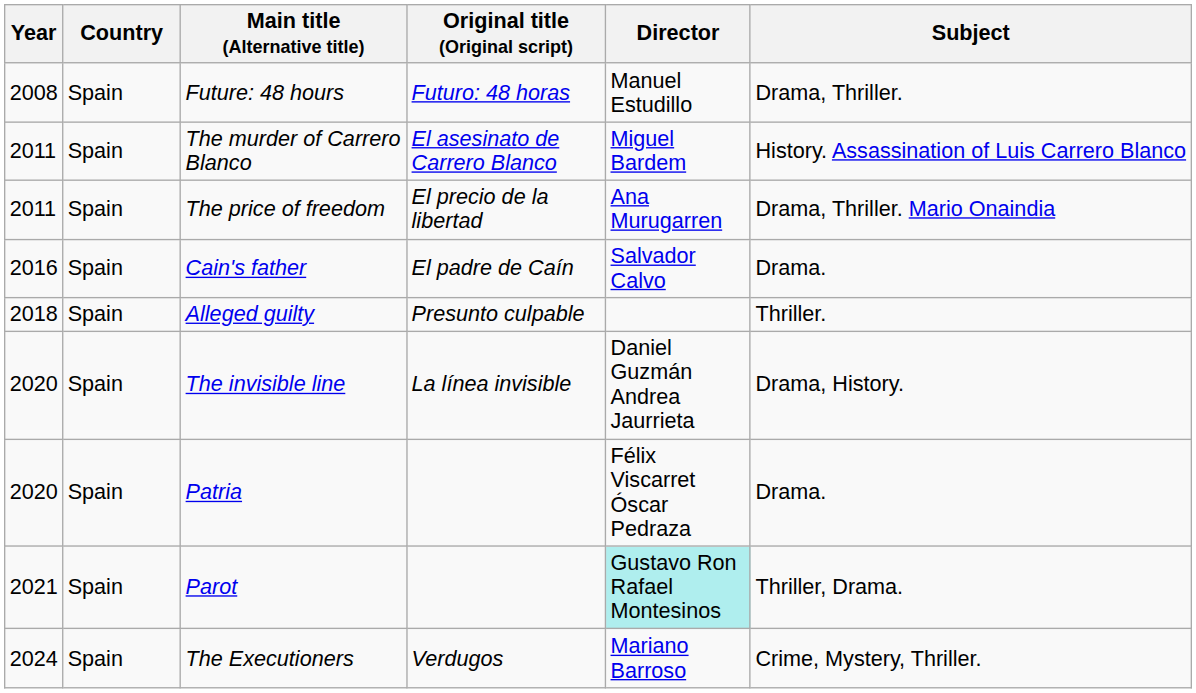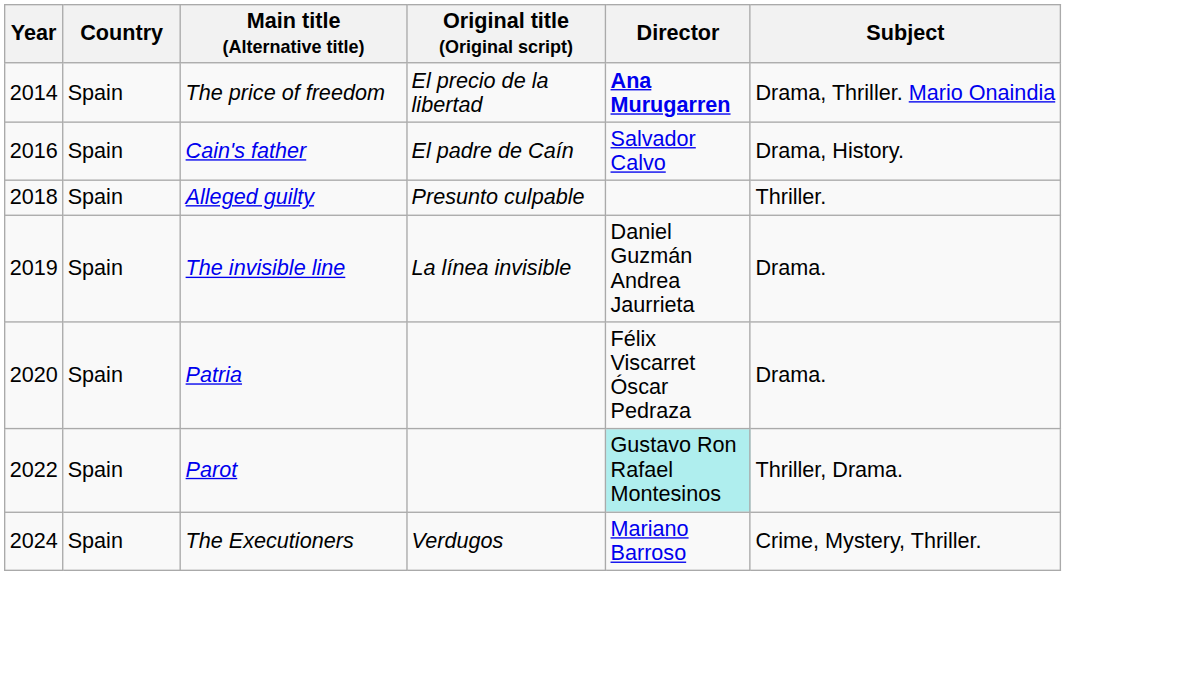- row: (265, 92)
- row: (293, 150)
(33, 209) 2011 -> (34, 92) 2014
(666, 209) normal -> (671, 92) bold
(791, 268) Drama. -> (830, 150) Drama, History.
(34, 385) 2020 -> (34, 268) 2019
(830, 385) Drama, History. -> (791, 268) Drama.
(34, 587) 2021 -> (34, 470) 2022
